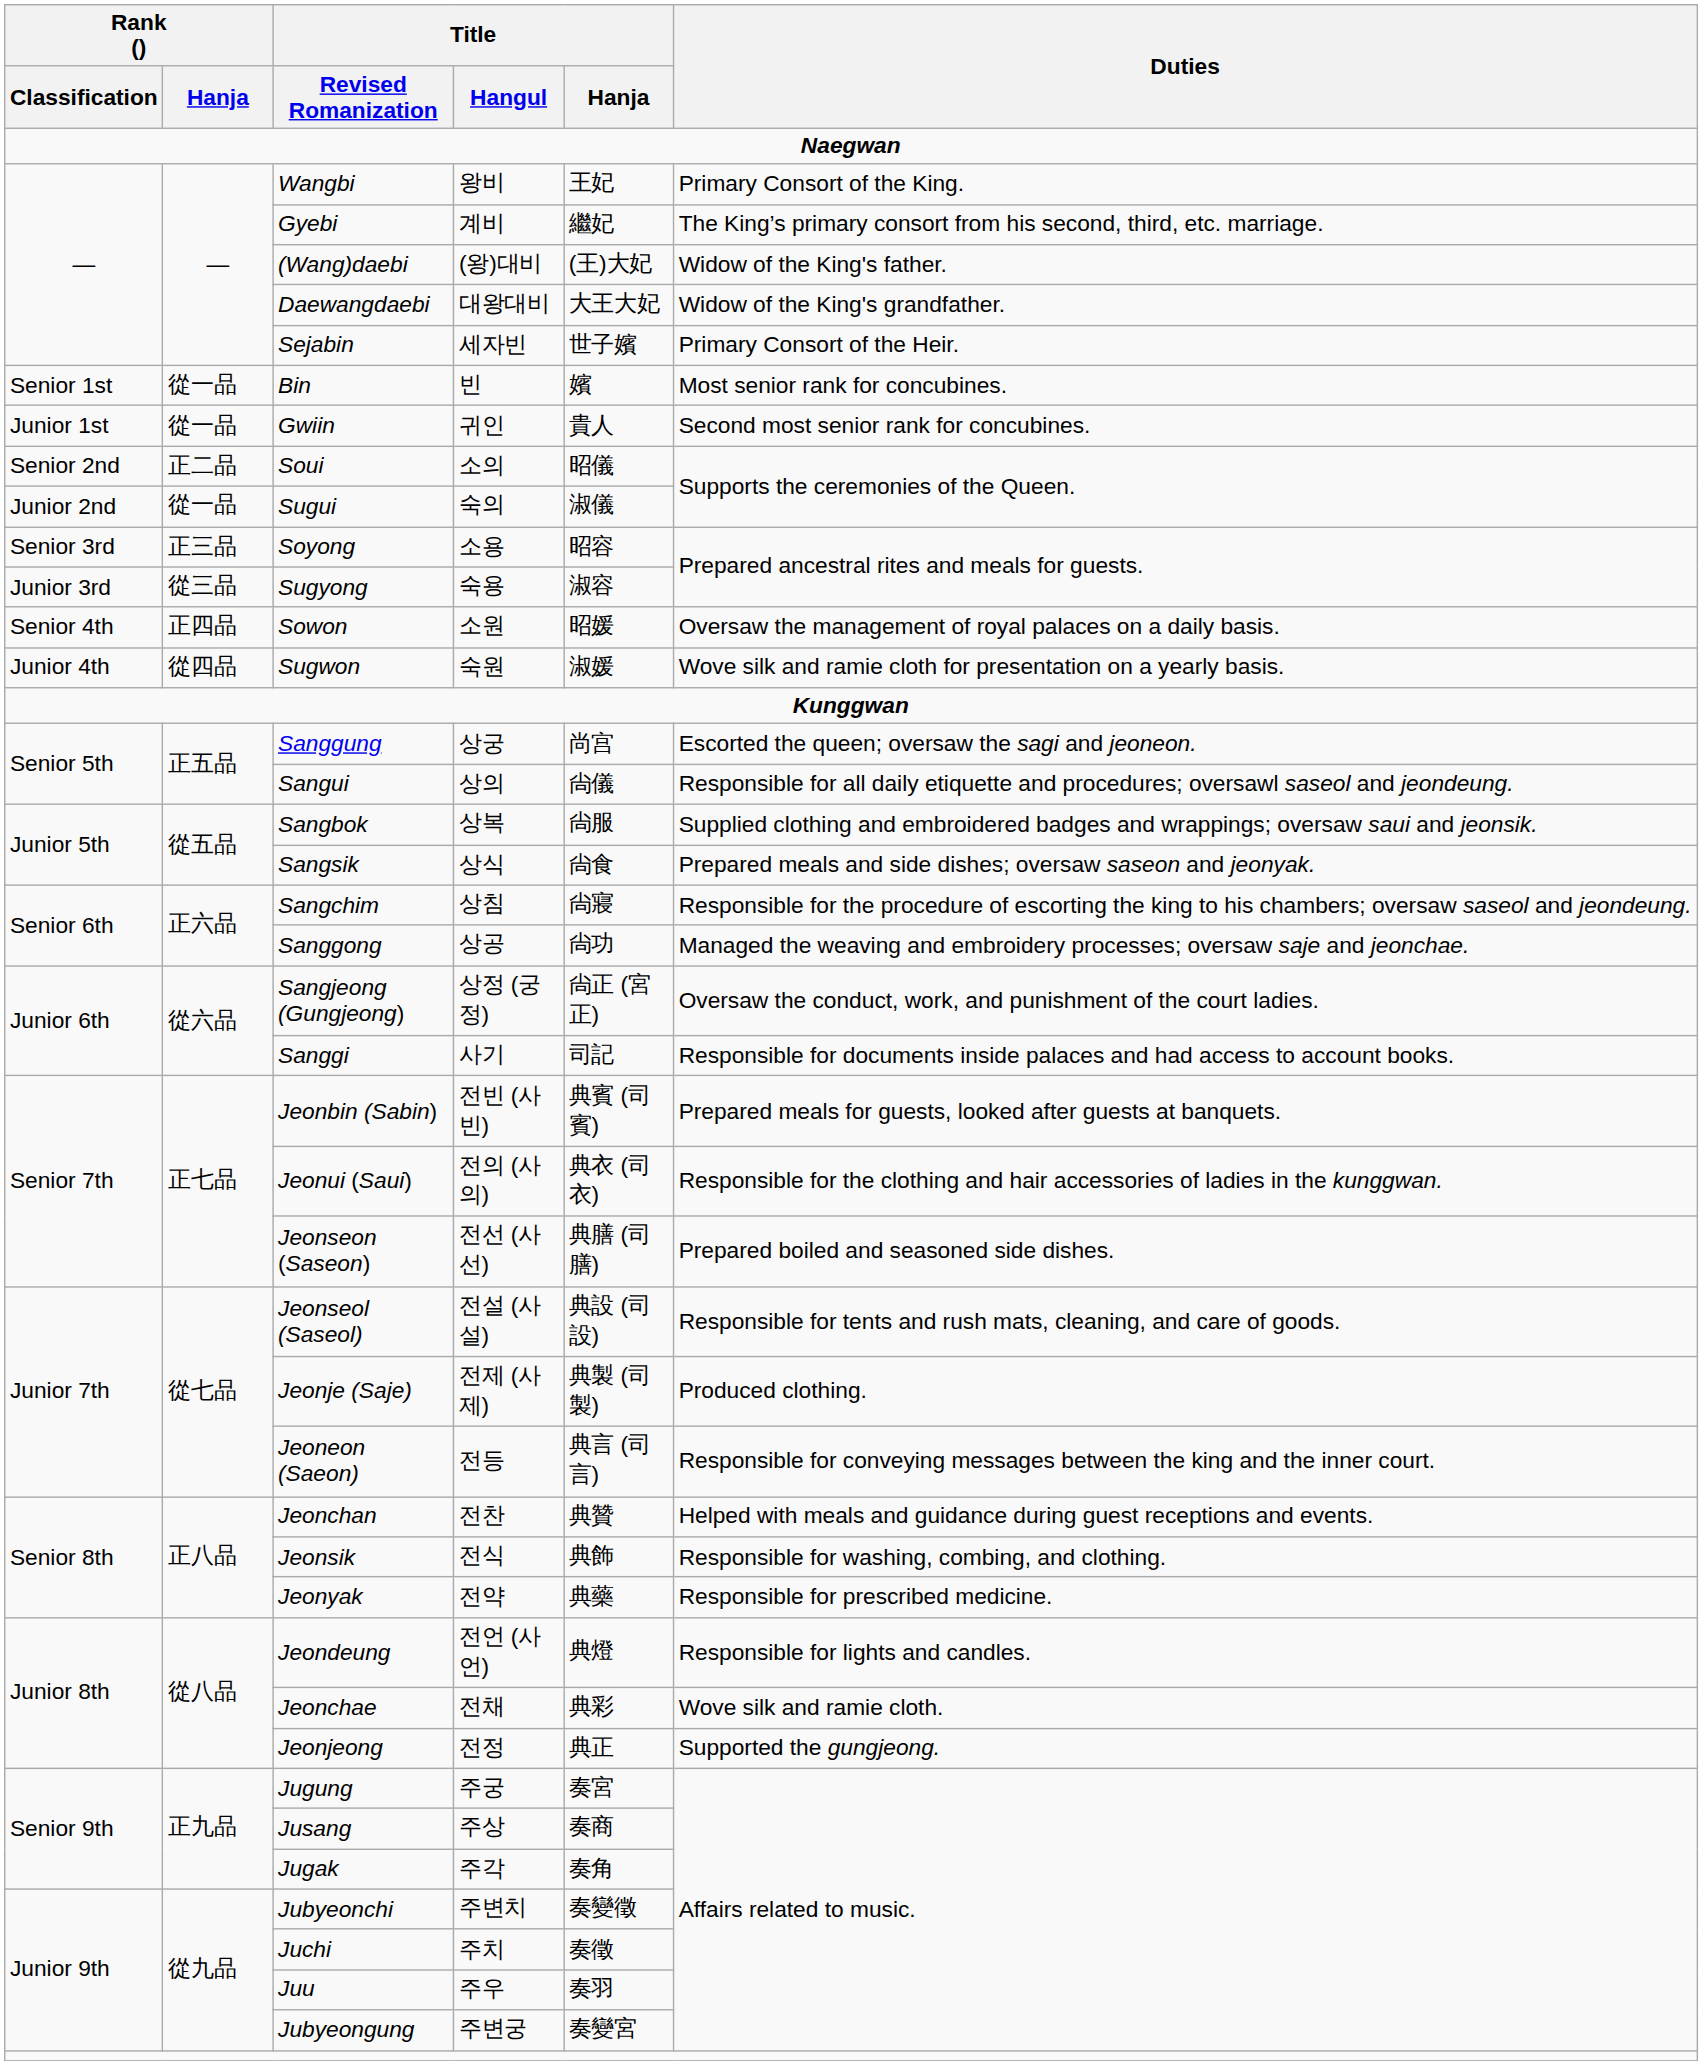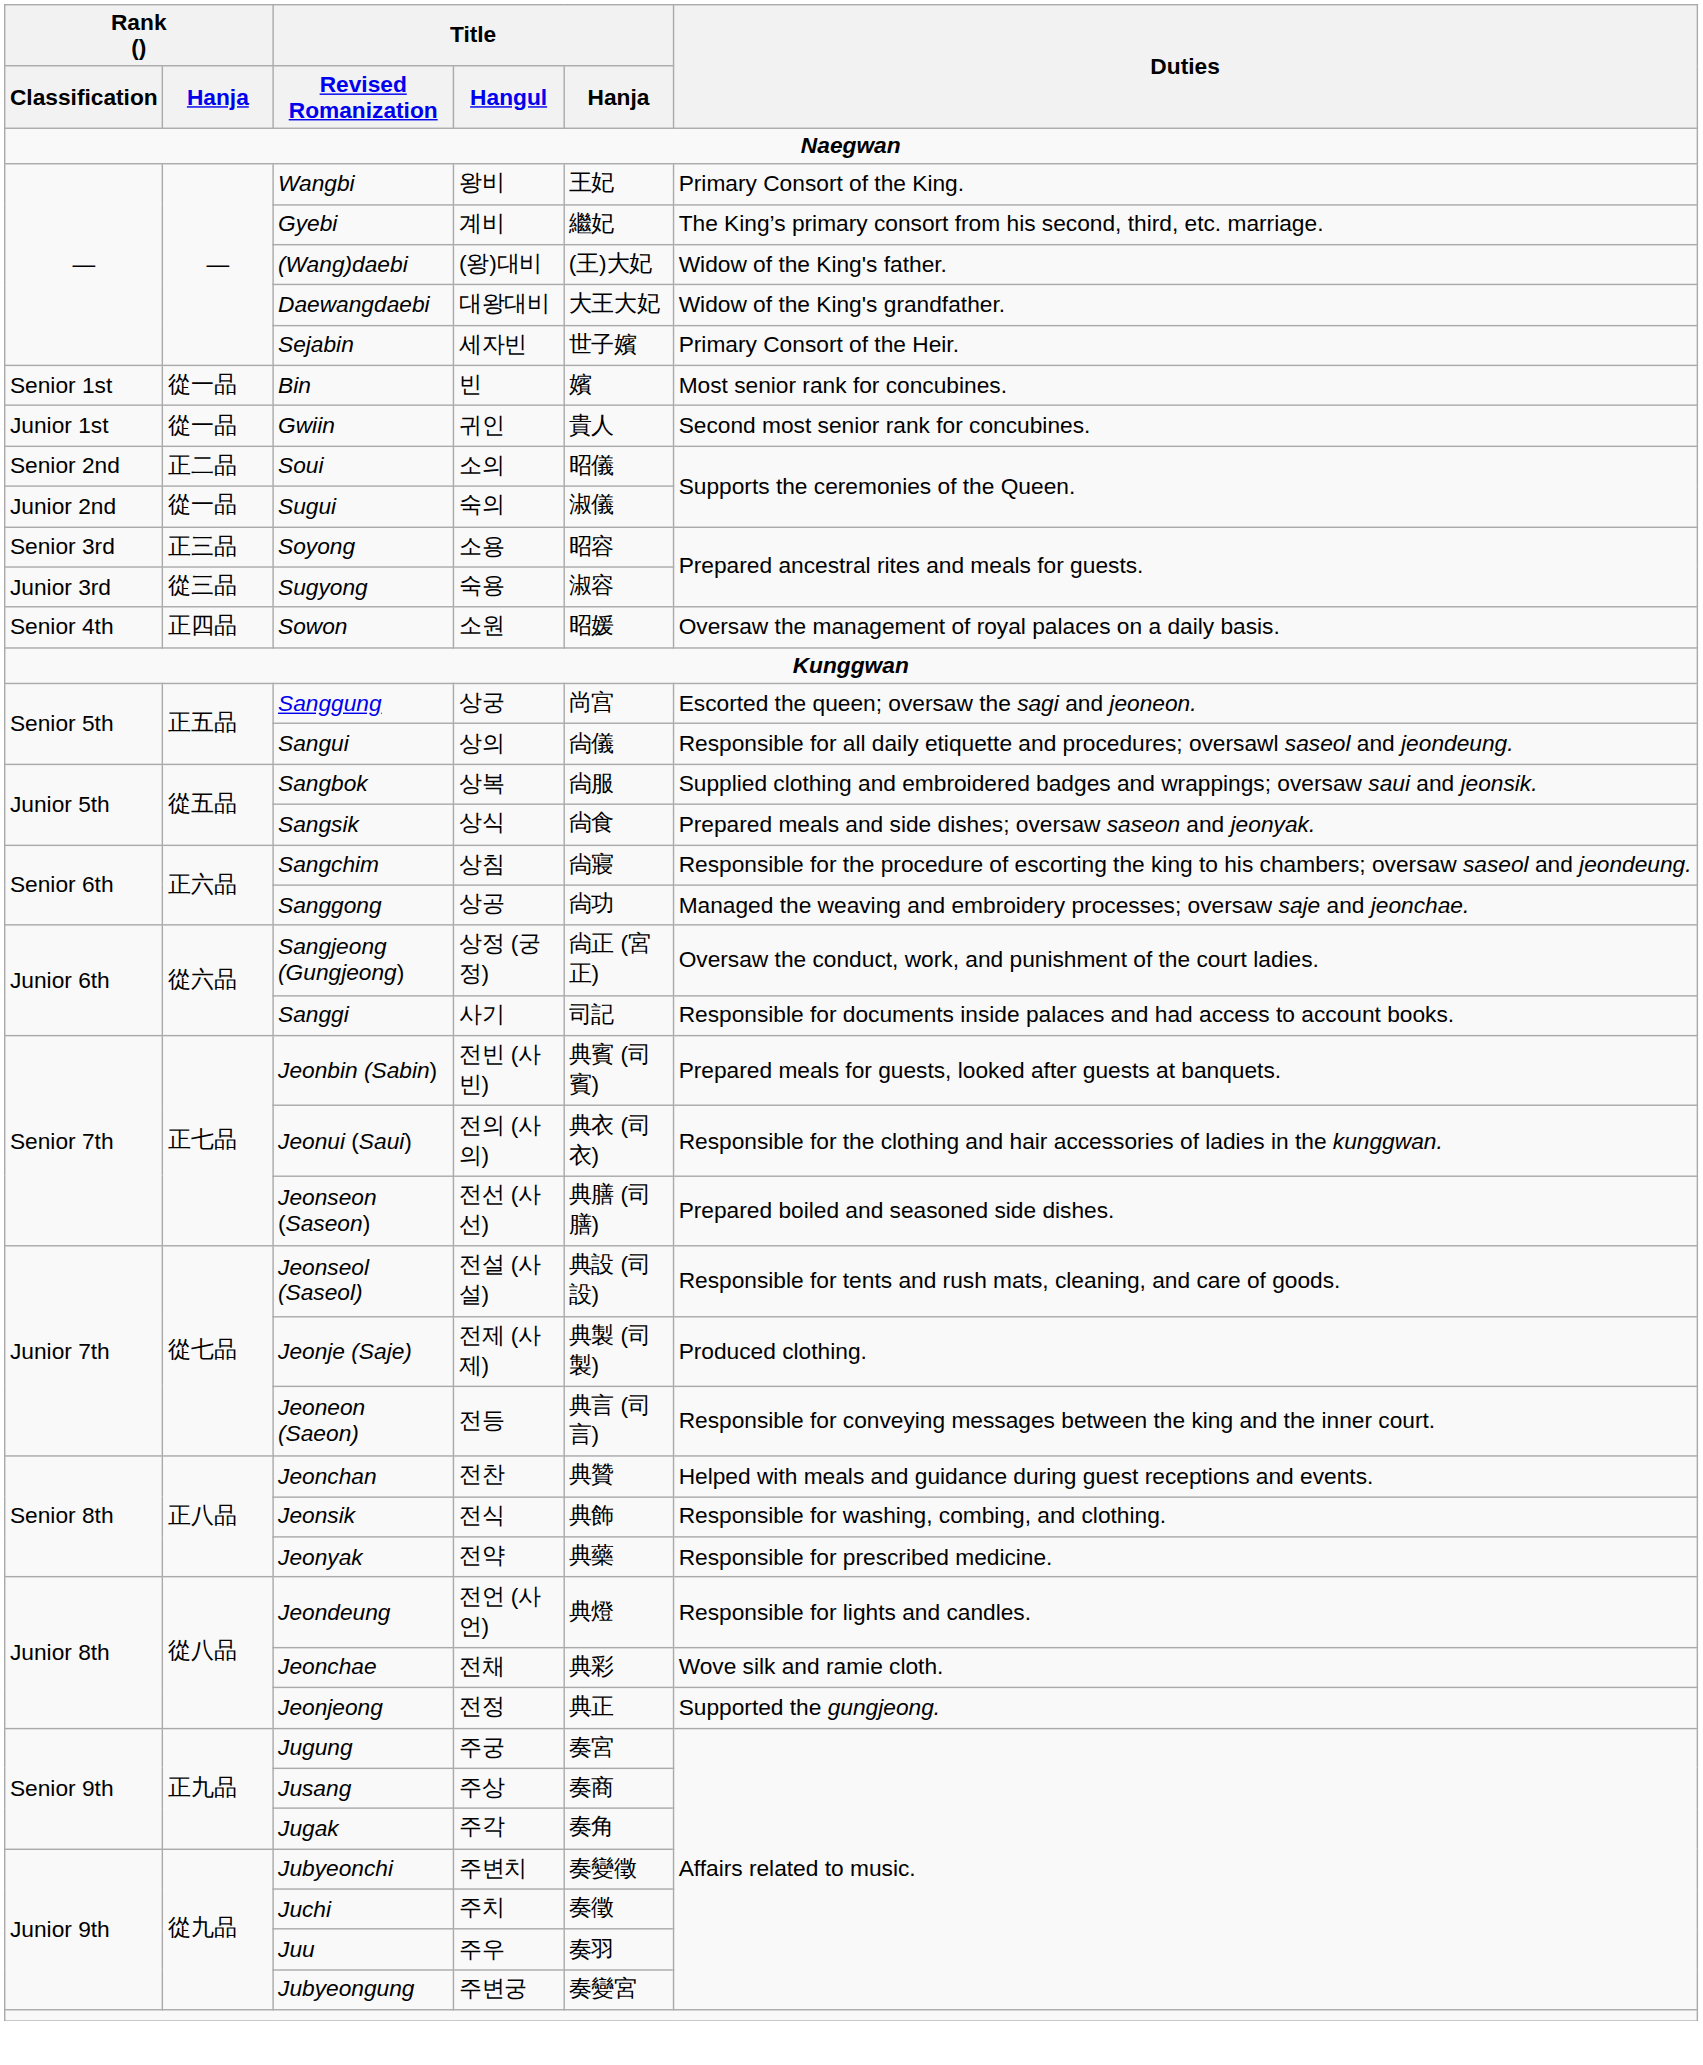- row: (319, 667)
